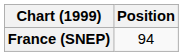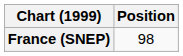(146, 39) 94 -> (146, 39) 98
